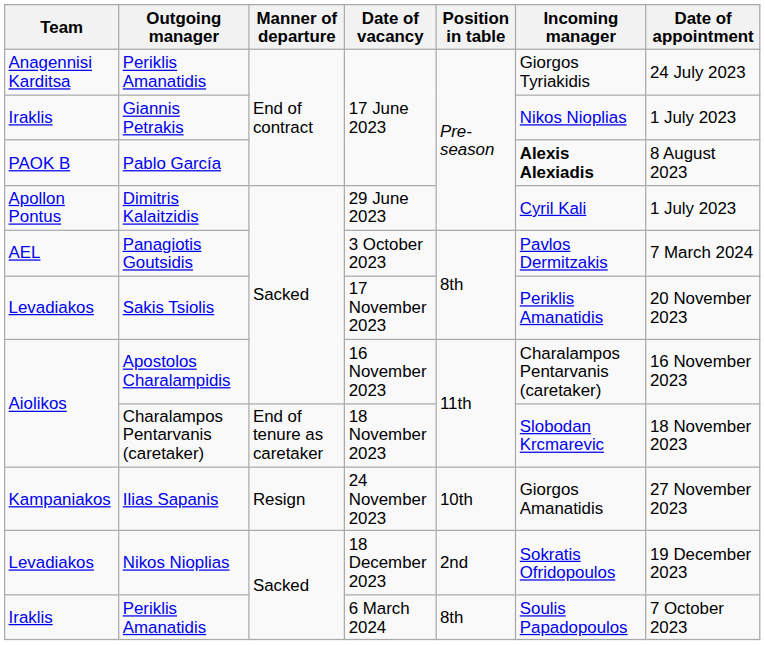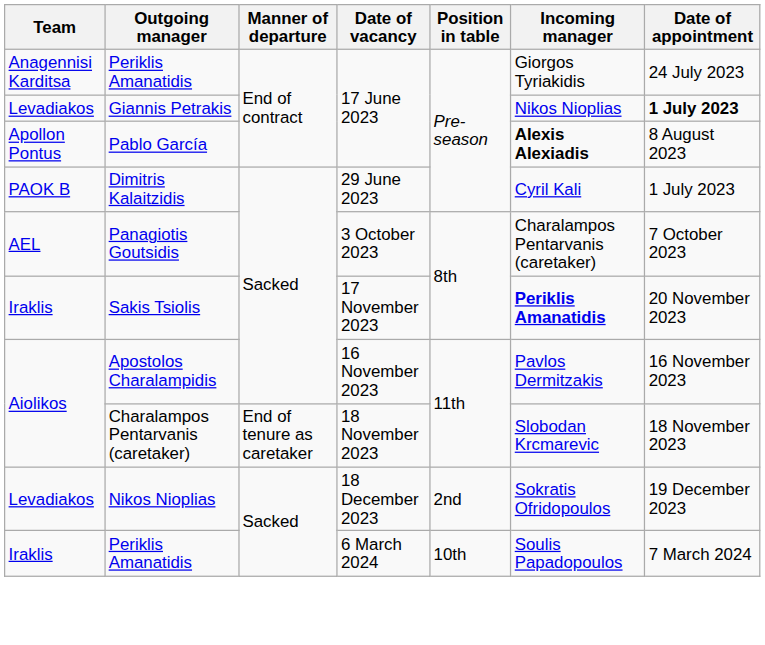(31, 117) Iraklis -> (51, 108) Levadiakos
(693, 117) normal -> (694, 108) bold
(39, 162) PAOK B -> (37, 144) Apollon Pontus
(37, 208) Apollon Pontus -> (39, 189) PAOK B
(564, 253) Pavlos Dermitzakis -> (565, 243) Charalampos Pentarvanis (caretaker)
(701, 253) 7 March 2024 -> (686, 243) 7 October 2023
(51, 307) Levadiakos -> (31, 307) Iraklis
(561, 307) normal -> (560, 307) bold
(570, 371) Charalampos Pentarvanis (caretaker) -> (559, 371) Pavlos Dermitzakis
- row: (171, 499)
(452, 617) 8th -> (450, 553) 10th
(687, 617) 7 October 2023 -> (700, 553) 7 March 2024
